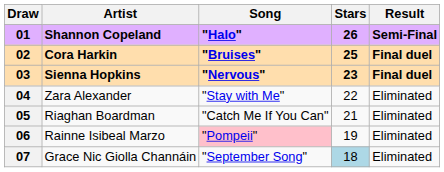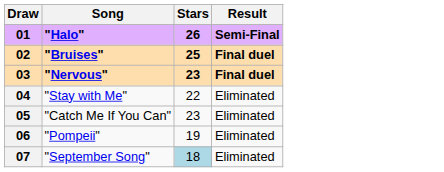- column: (120, 14)
(350, 116) 21 -> (193, 116) 23
(230, 136) pink background -> (72, 136) no background
